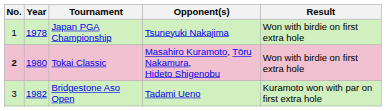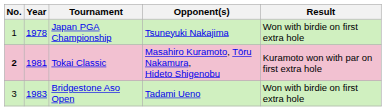(37, 63) 1980 -> (37, 63) 1981
(310, 63) Won with birdie on first extra hole -> (317, 63) Kuramoto won with par on first extra hole
(37, 94) 1982 -> (37, 94) 1983
(317, 94) Kuramoto won with par on first extra hole -> (310, 94) Won with birdie on first extra hole
